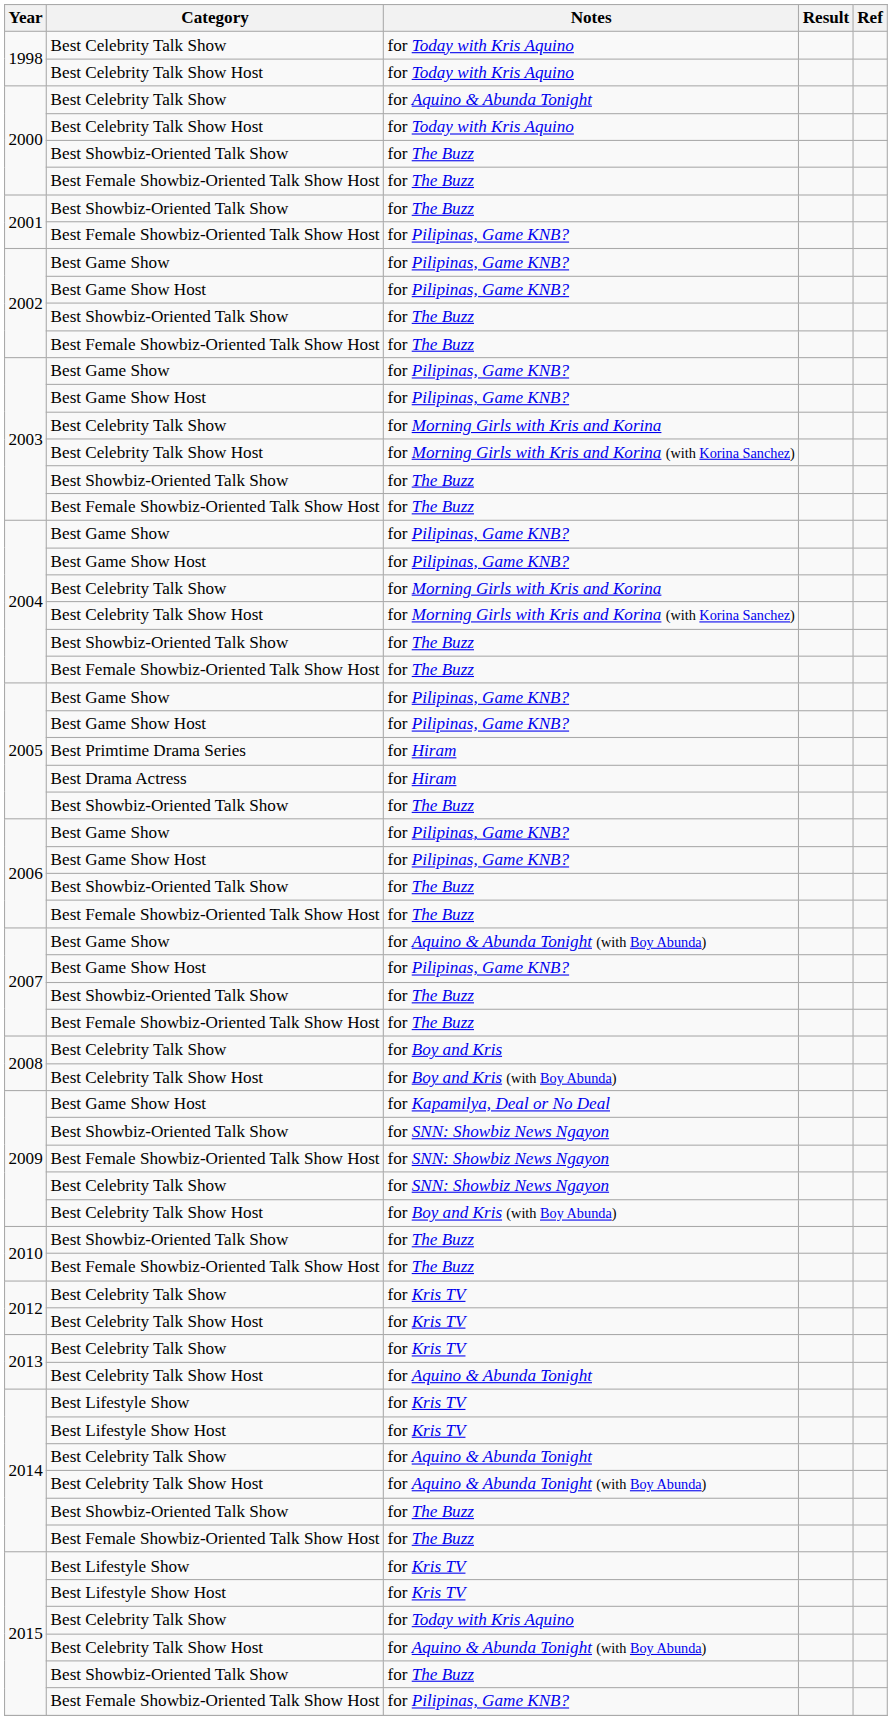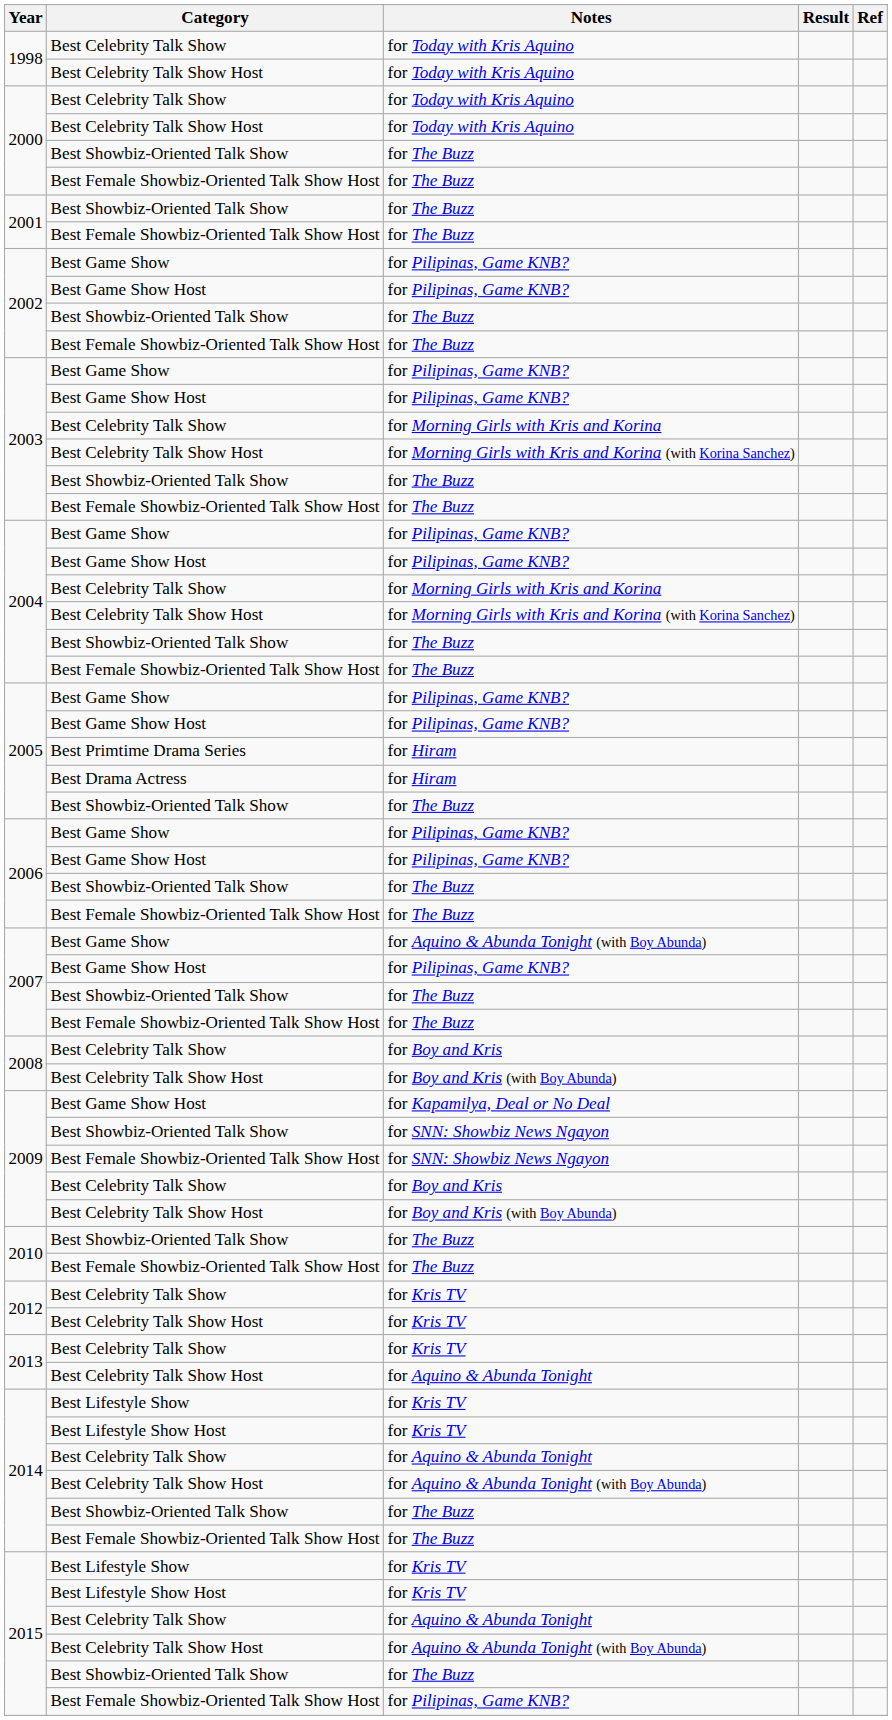(490, 99) for Aquino & Abunda Tonight -> (481, 99) for Today with Kris Aquino
(478, 235) for Pilipinas, Game KNB? -> (431, 235) for The Buzz
(498, 1185) for SNN: Showbiz News Ngayon -> (445, 1185) for Boy and Kris
(481, 1619) for Today with Kris Aquino -> (490, 1619) for Aquino & Abunda Tonight
